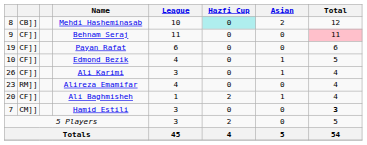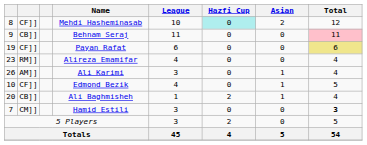(28, 23) CB]] -> (28, 23) CF]]
(28, 36) CF]] -> (28, 36) CB]]
(336, 48) no background -> (336, 48) khaki background
rows swapped: (101, 60) <-> (101, 85)
(28, 73) CF]] -> (28, 73) AM]]
(28, 97) CF]] -> (28, 97) CB]]
